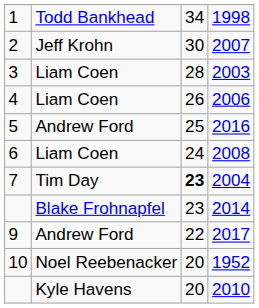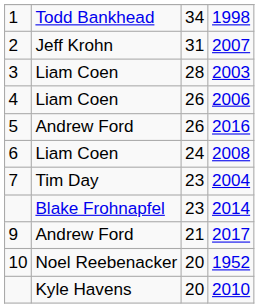(195, 45) 30 -> (195, 45) 31
(195, 126) 25 -> (195, 126) 26
(195, 180) bold -> (195, 180) normal
(195, 235) 22 -> (195, 235) 21
